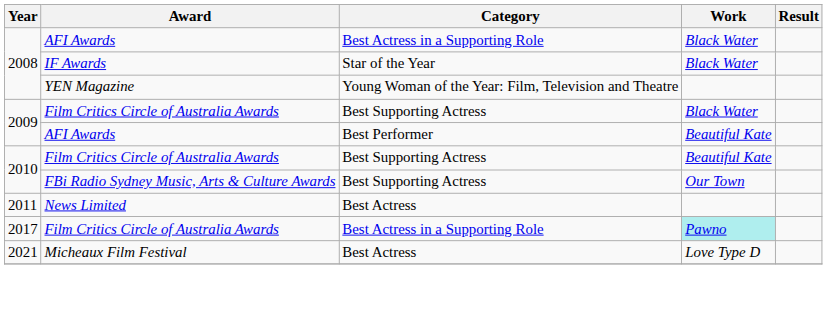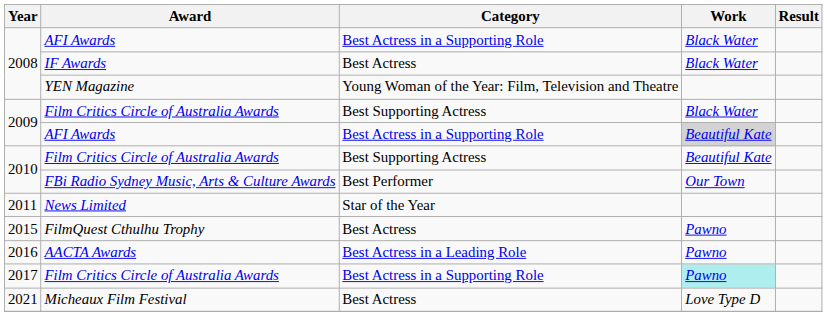(389, 63) Star of the Year -> (379, 63) Best Actress
(388, 134) Best Performer -> (443, 134) Best Actress in a Supporting Role
(728, 134) no background -> (728, 134) lightgrey background
(414, 181) Best Supporting Actress -> (388, 181) Best Performer
(379, 205) Best Actress -> (389, 205) Star of the Year
+ row: (23, 228)
+ row: (23, 252)
